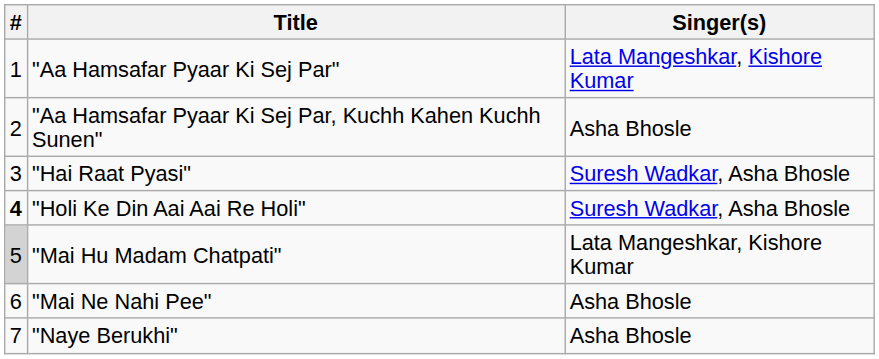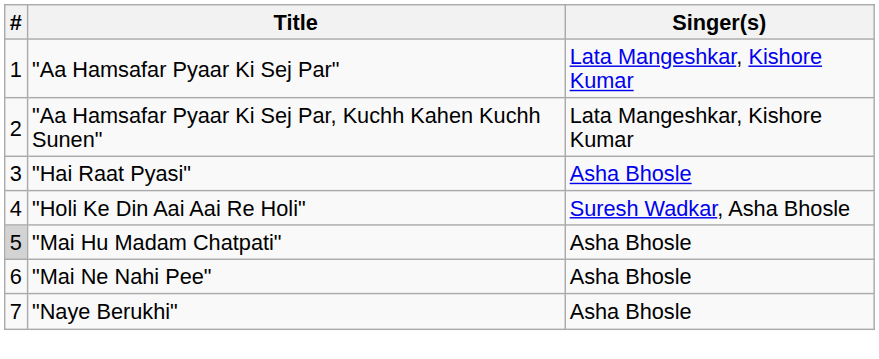(631, 127) Asha Bhosle -> (696, 127) Lata Mangeshkar, Kishore Kumar
(710, 174) Suresh Wadkar, Asha Bhosle -> (631, 174) Asha Bhosle
(16, 208) bold -> (16, 208) normal
(696, 255) Lata Mangeshkar, Kishore Kumar -> (631, 243) Asha Bhosle
